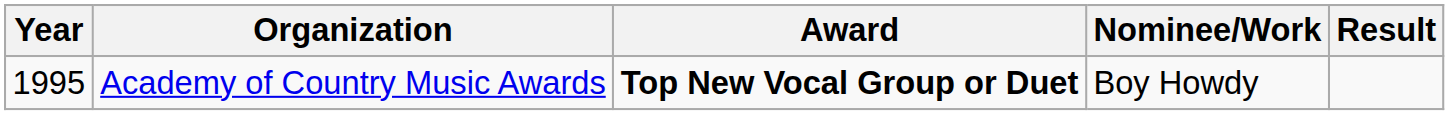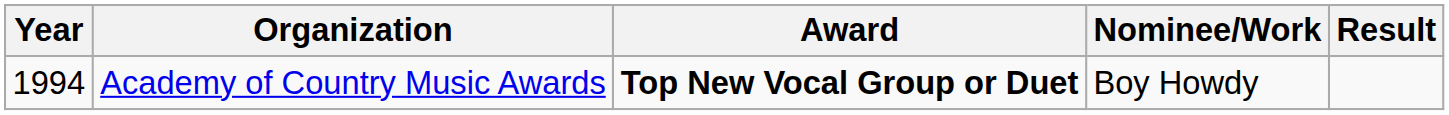(49, 82) 1995 -> (49, 82) 1994
